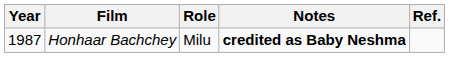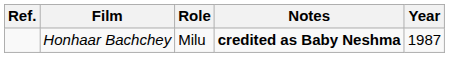columns swapped: (25, 16) <-> (427, 16)
